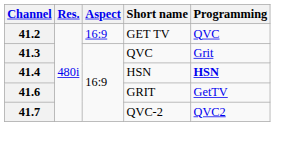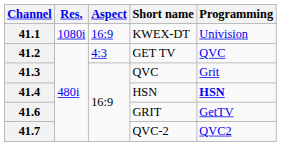+ row: (29, 33)
(96, 33) 16:9 -> (99, 53) 4:3
